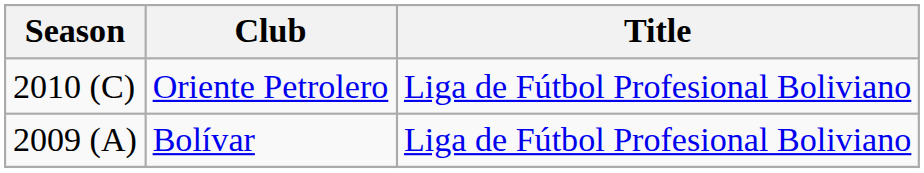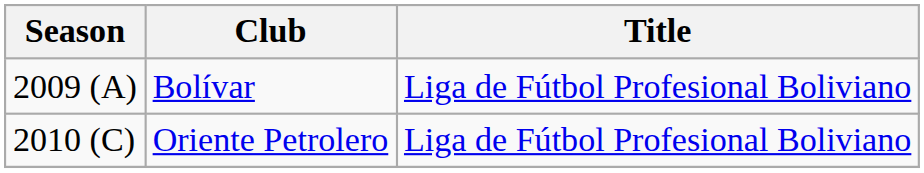rows swapped: (204, 139) <-> (270, 85)
